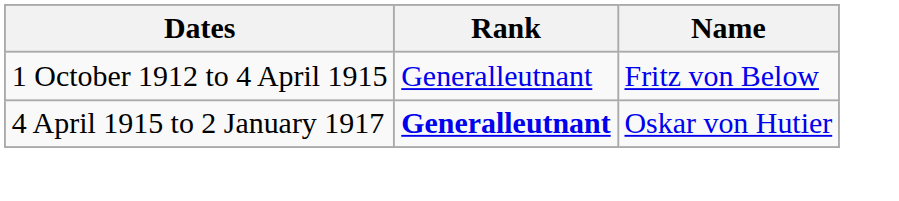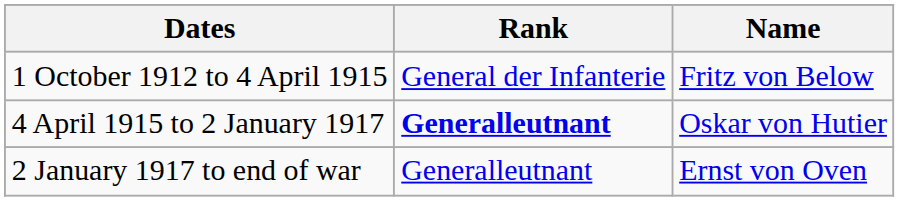(497, 75) Generalleutnant -> (533, 75) General der Infanterie
+ row: (186, 170)
